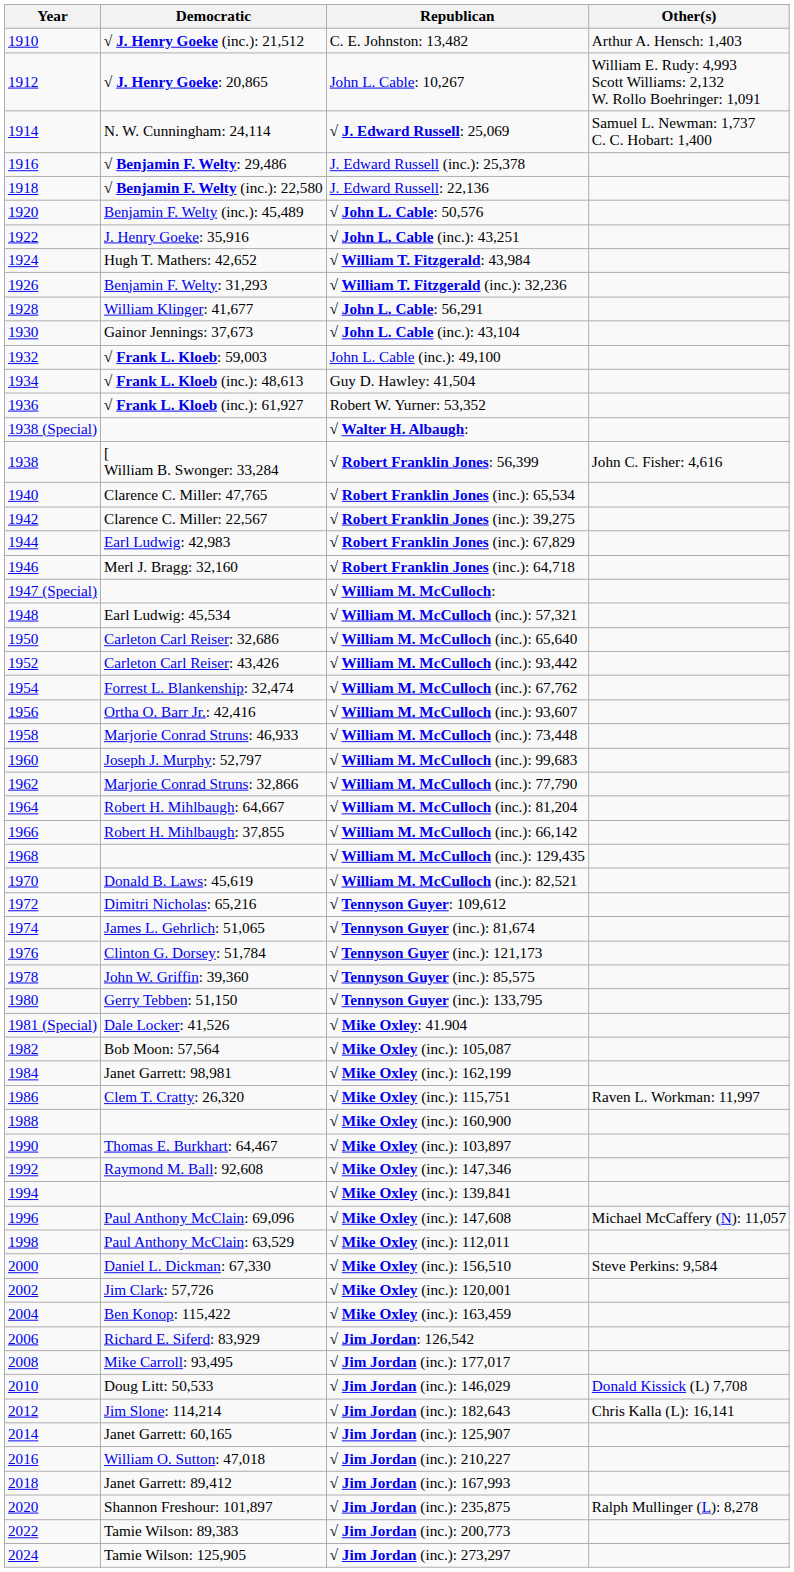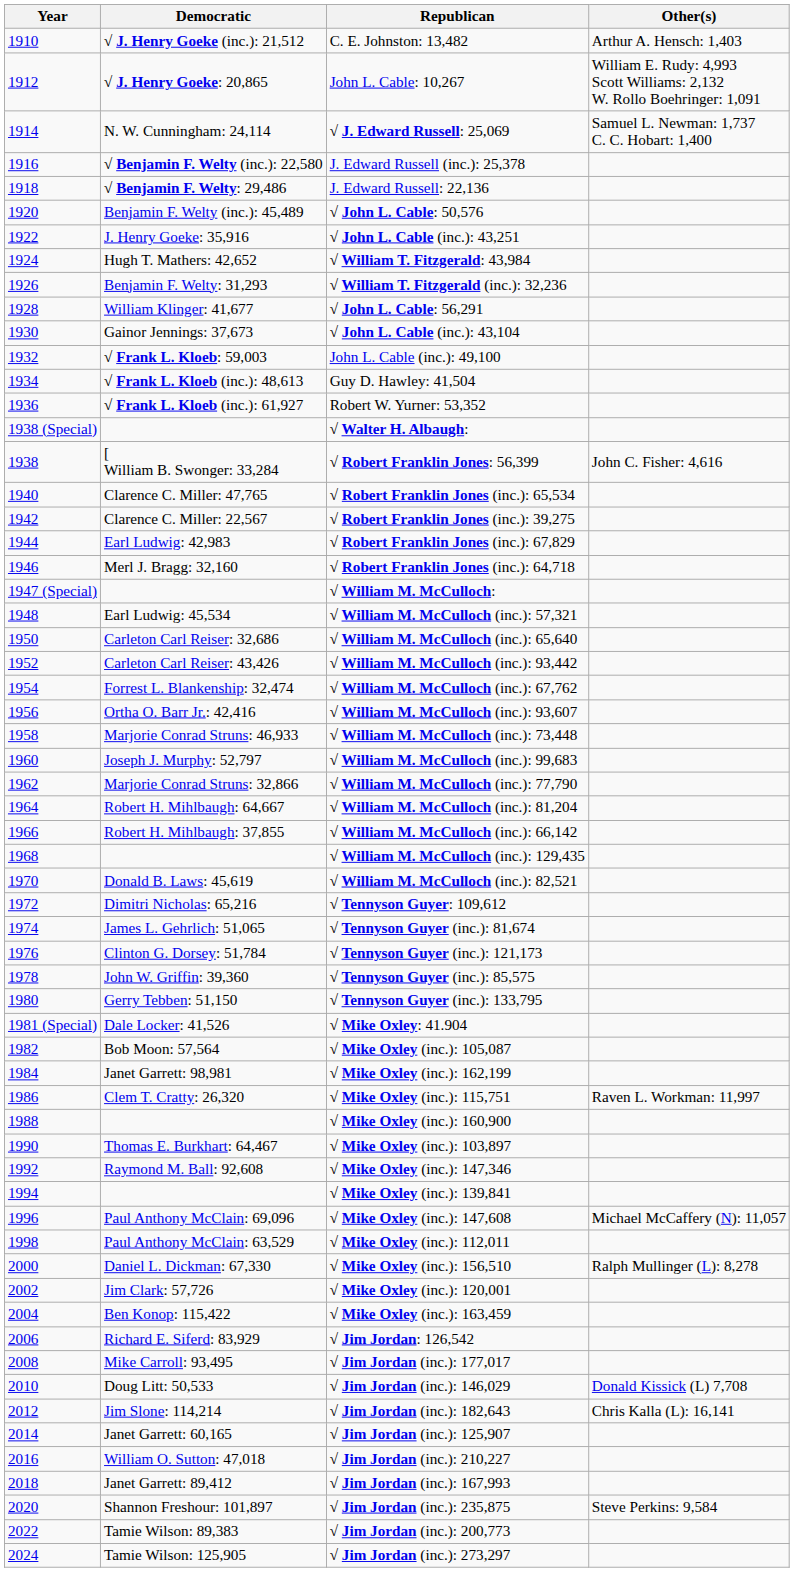(195, 164) √ Benjamin F. Welty: 29,486 -> (213, 164) √ Benjamin F. Welty (inc.): 22,580
(213, 188) √ Benjamin F. Welty (inc.): 22,580 -> (195, 188) √ Benjamin F. Welty: 29,486
(655, 1266) Steve Perkins: 9,584 -> (675, 1266) Ralph Mullinger (L): 8,278
(675, 1507) Ralph Mullinger (L): 8,278 -> (655, 1507) Steve Perkins: 9,584
